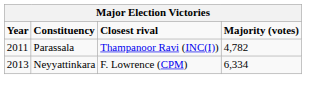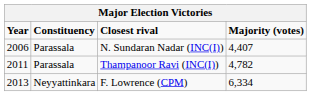+ row: (162, 47)
